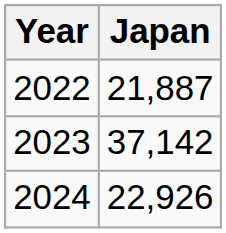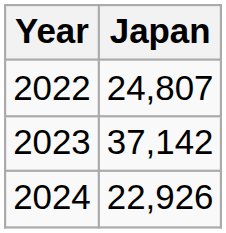(160, 87) 21,887 -> (160, 87) 24,807
